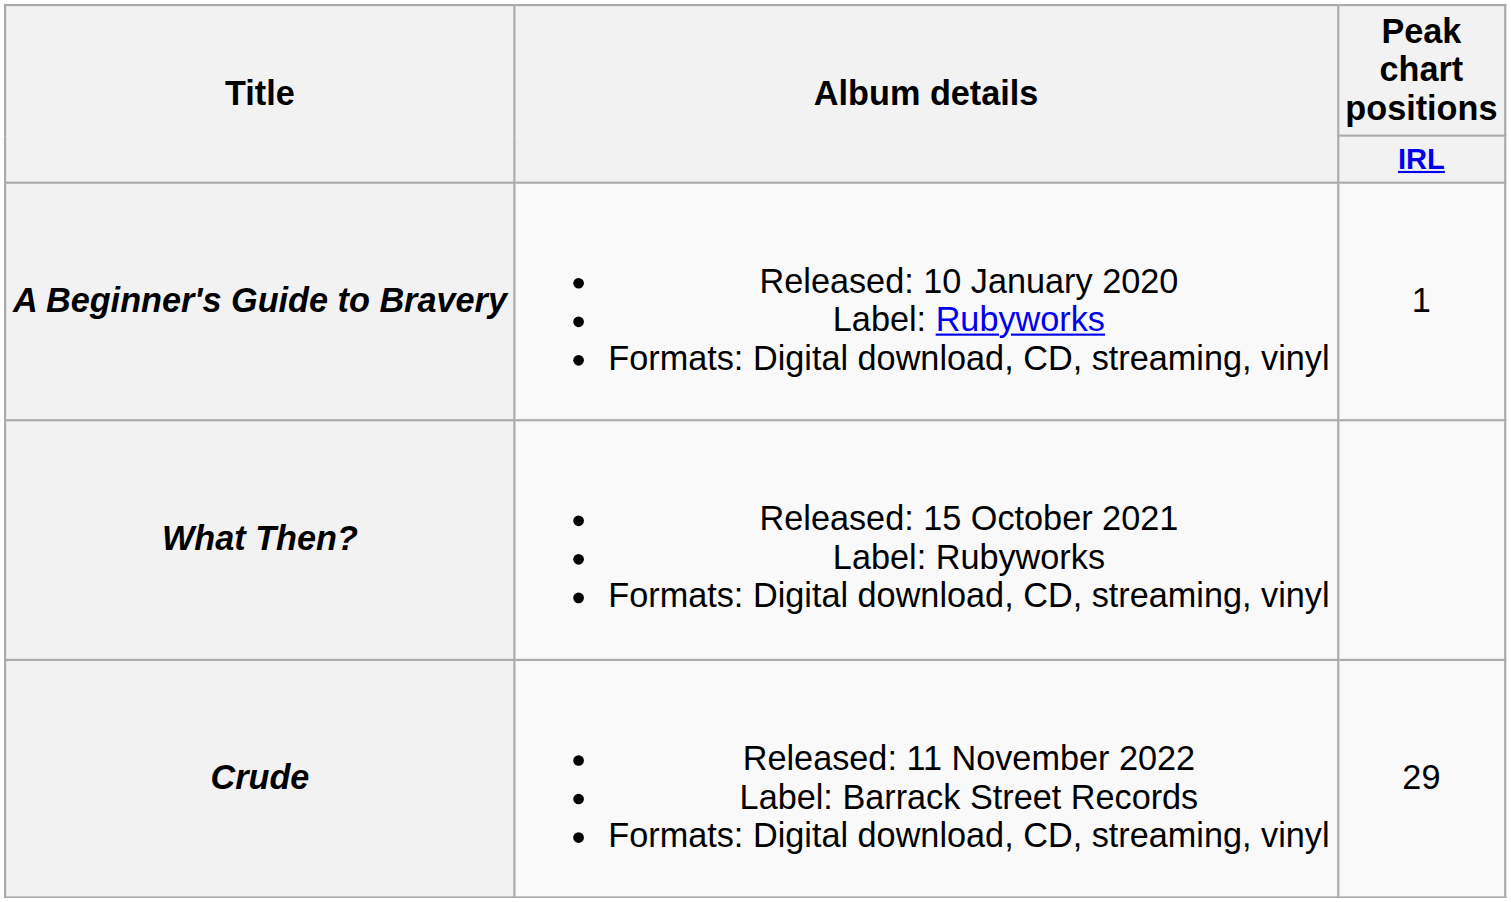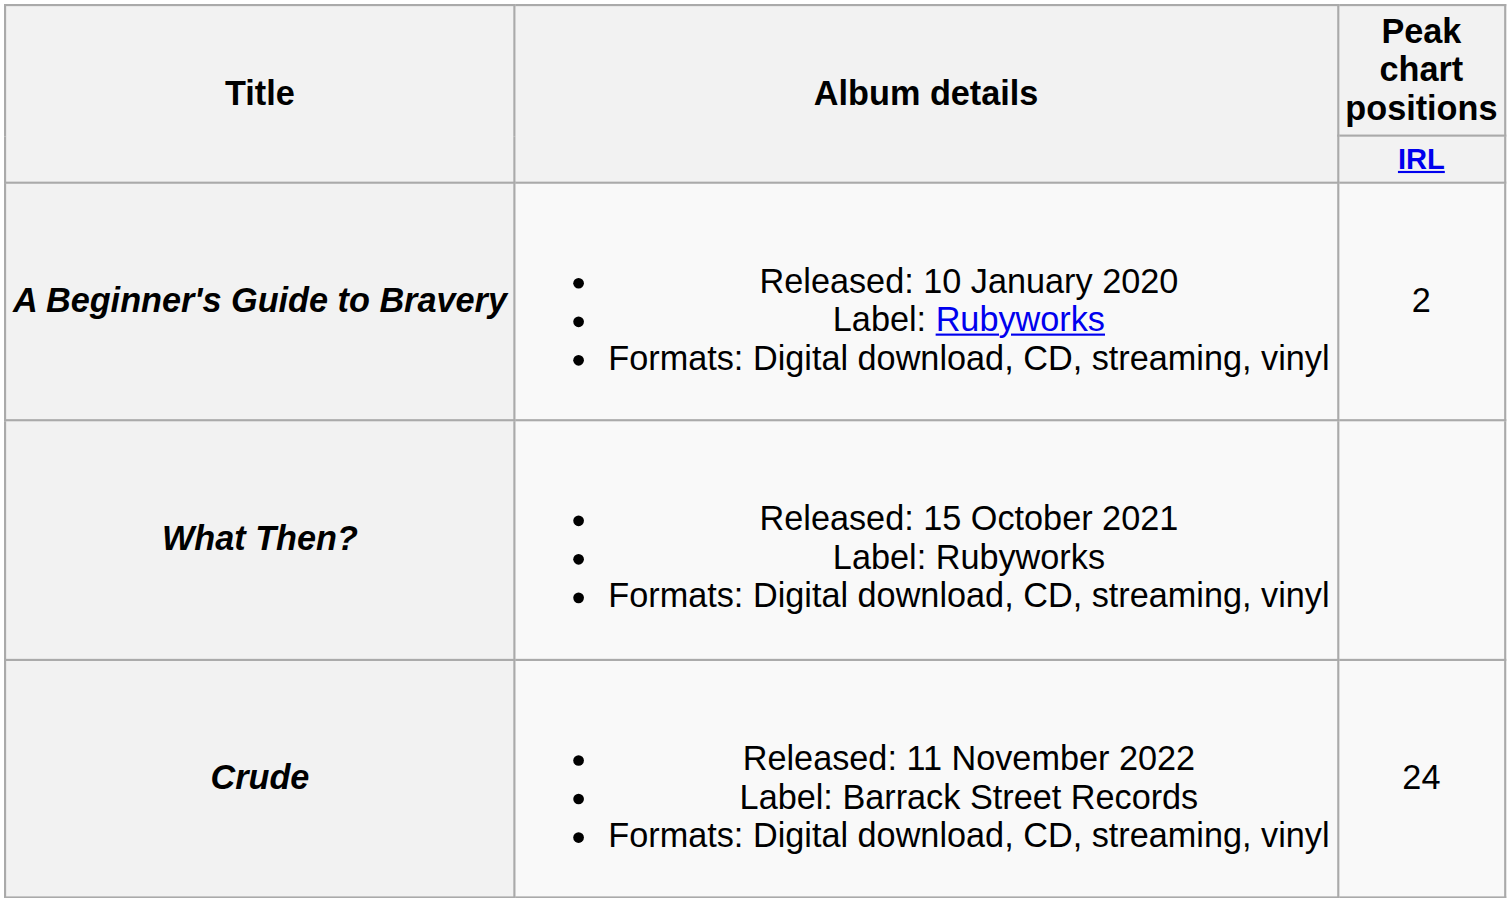(1421, 300) 1 -> (1421, 300) 2
(1421, 777) 29 -> (1421, 777) 24
